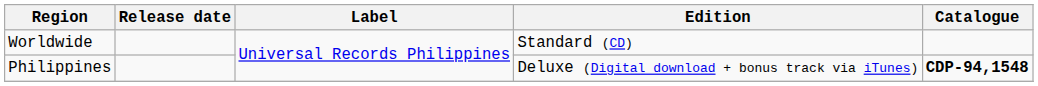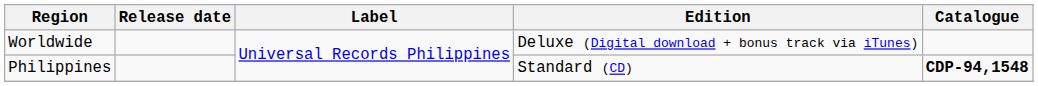(575, 43) Standard (CD) -> (718, 43) Deluxe (Digital download + bonus track via iTunes)
(718, 68) Deluxe (Digital download + bonus track via iTunes) -> (575, 68) Standard (CD)
